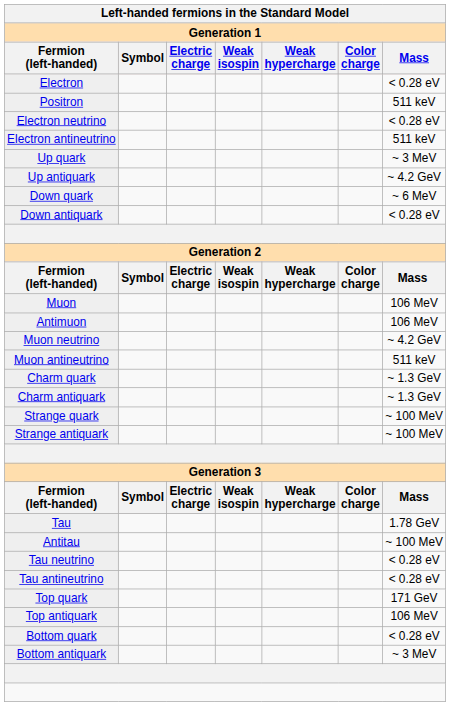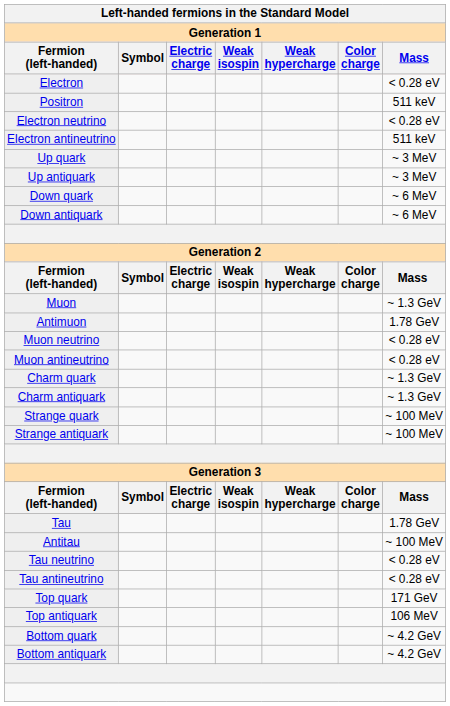(414, 177) ~ 4.2 GeV -> (414, 177) ~ 3 MeV
(414, 214) < 0.28 eV -> (414, 214) ~ 6 MeV
(414, 303) 106 MeV -> (414, 303) ~ 1.3 GeV
(414, 322) 106 MeV -> (414, 322) 1.78 GeV
(414, 340) ~ 4.2 GeV -> (414, 340) < 0.28 eV
(414, 359) 511 keV -> (414, 359) < 0.28 eV
(414, 635) < 0.28 eV -> (414, 635) ~ 4.2 GeV
(414, 654) ~ 3 MeV -> (414, 654) ~ 4.2 GeV
